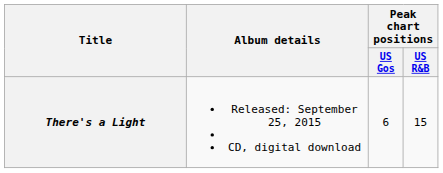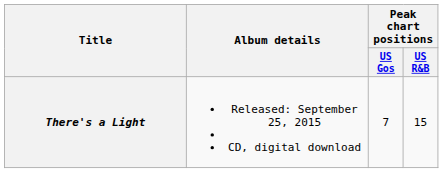(386, 122) 6 -> (386, 122) 7
